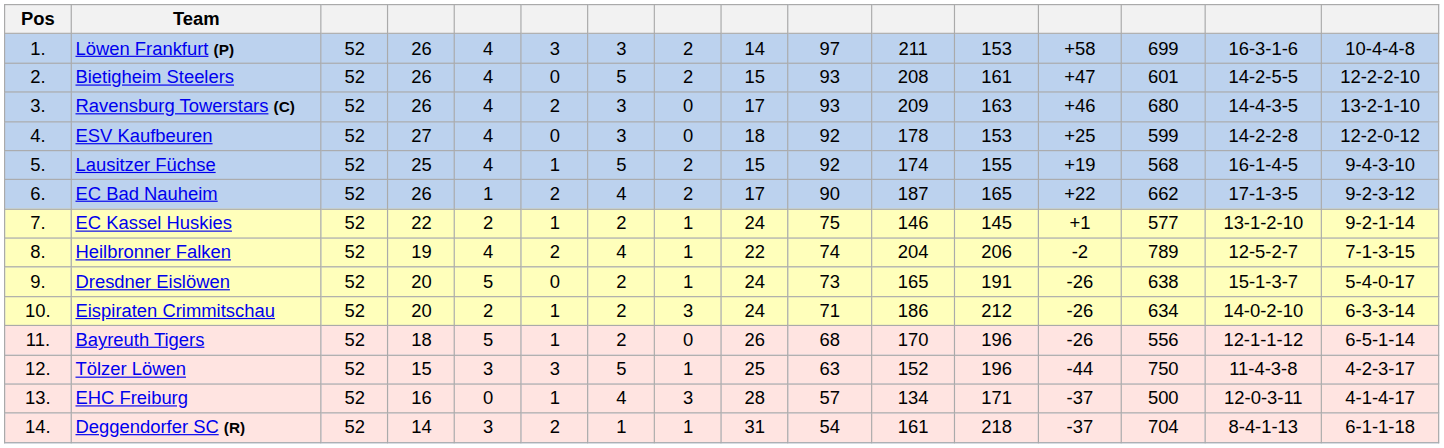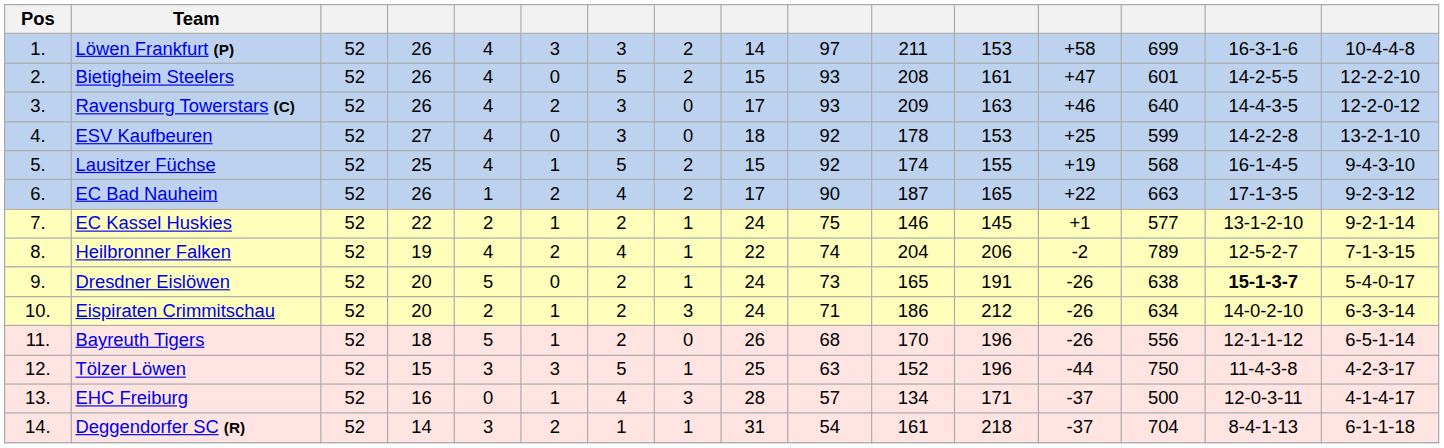(1163, 106) 680 -> (1163, 106) 640
(1380, 106) 13-2-1-10 -> (1380, 106) 12-2-0-12
(1380, 135) 12-2-0-12 -> (1380, 135) 13-2-1-10
(1163, 194) 662 -> (1163, 194) 663
(1263, 281) normal -> (1263, 281) bold
